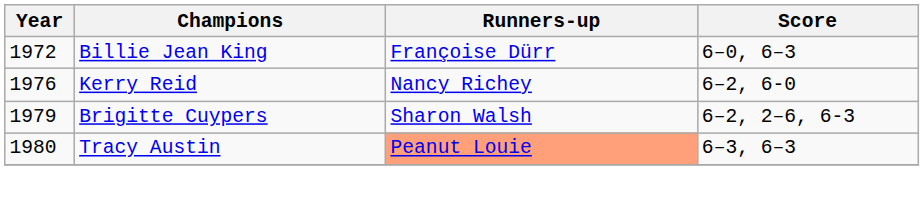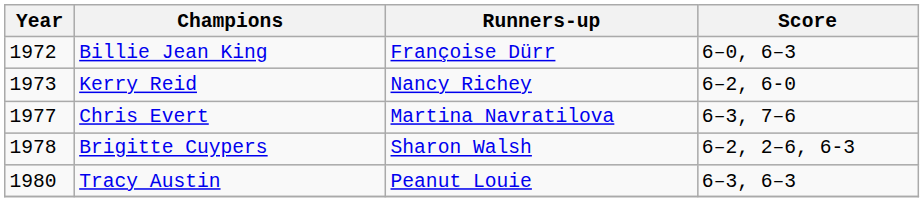(33, 85) 1976 -> (33, 85) 1973
+ row: (144, 117)
(33, 117) 1979 -> (33, 149) 1978
(461, 149) lightsalmon background -> (461, 181) no background
